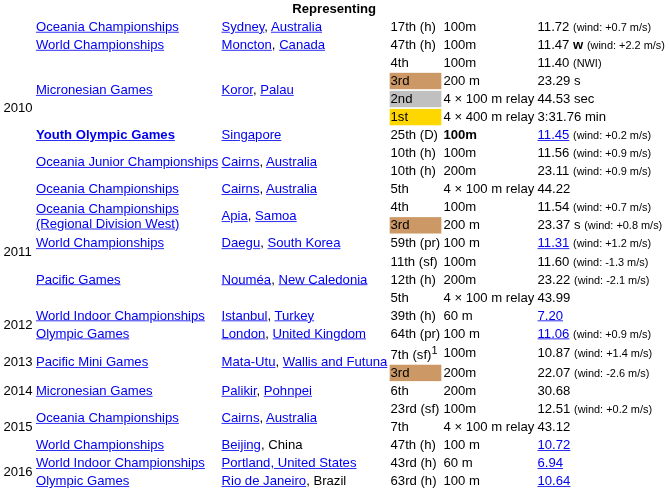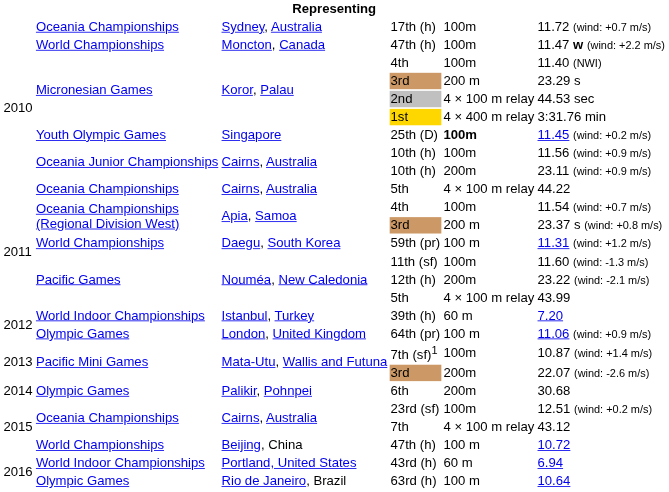(105, 135) bold -> (101, 135) normal
(94, 391) Micronesian Games -> (83, 391) Olympic Games
